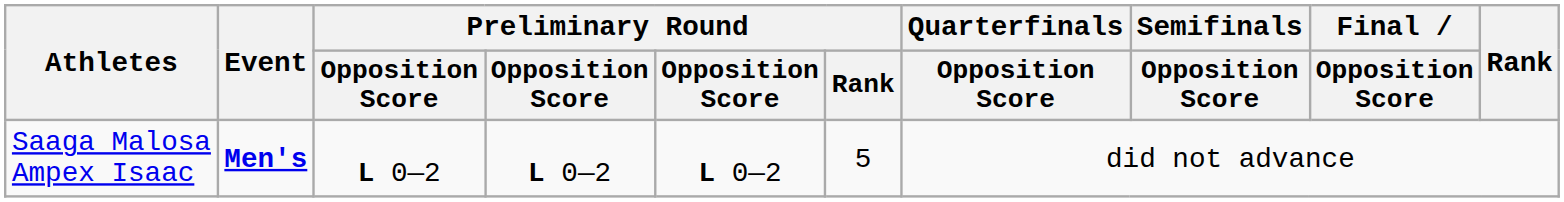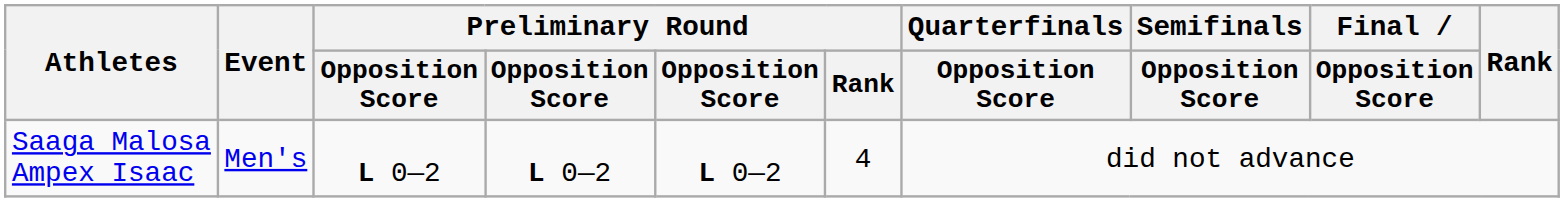(266, 157) bold -> (266, 157) normal
(863, 157) 5 -> (863, 157) 4
